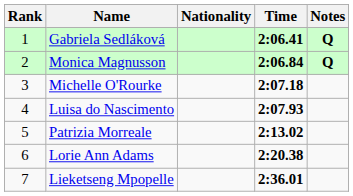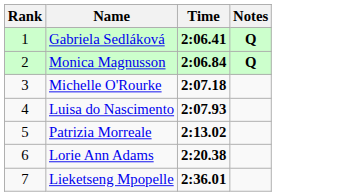- column: (216, 16)
